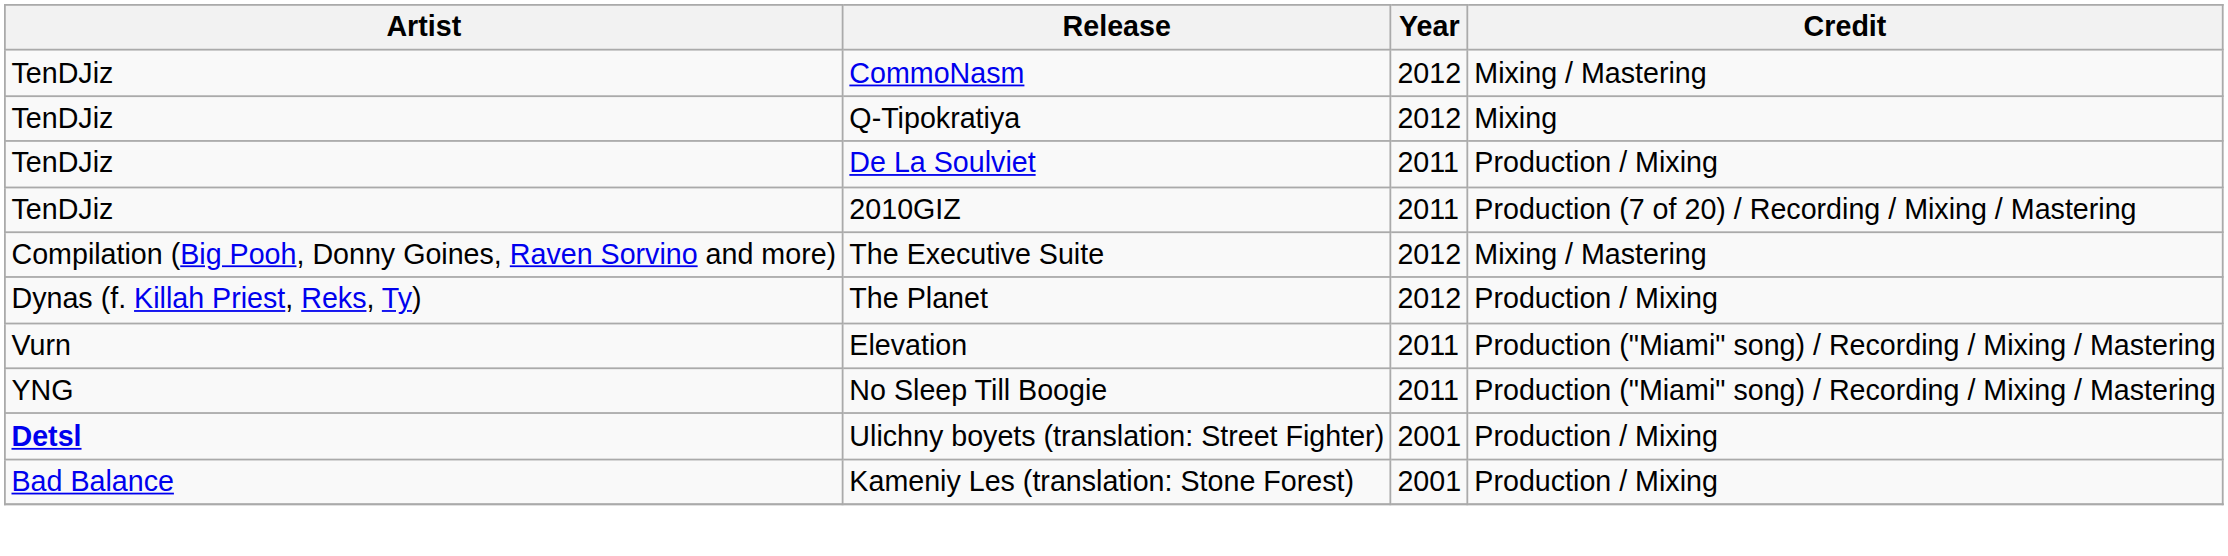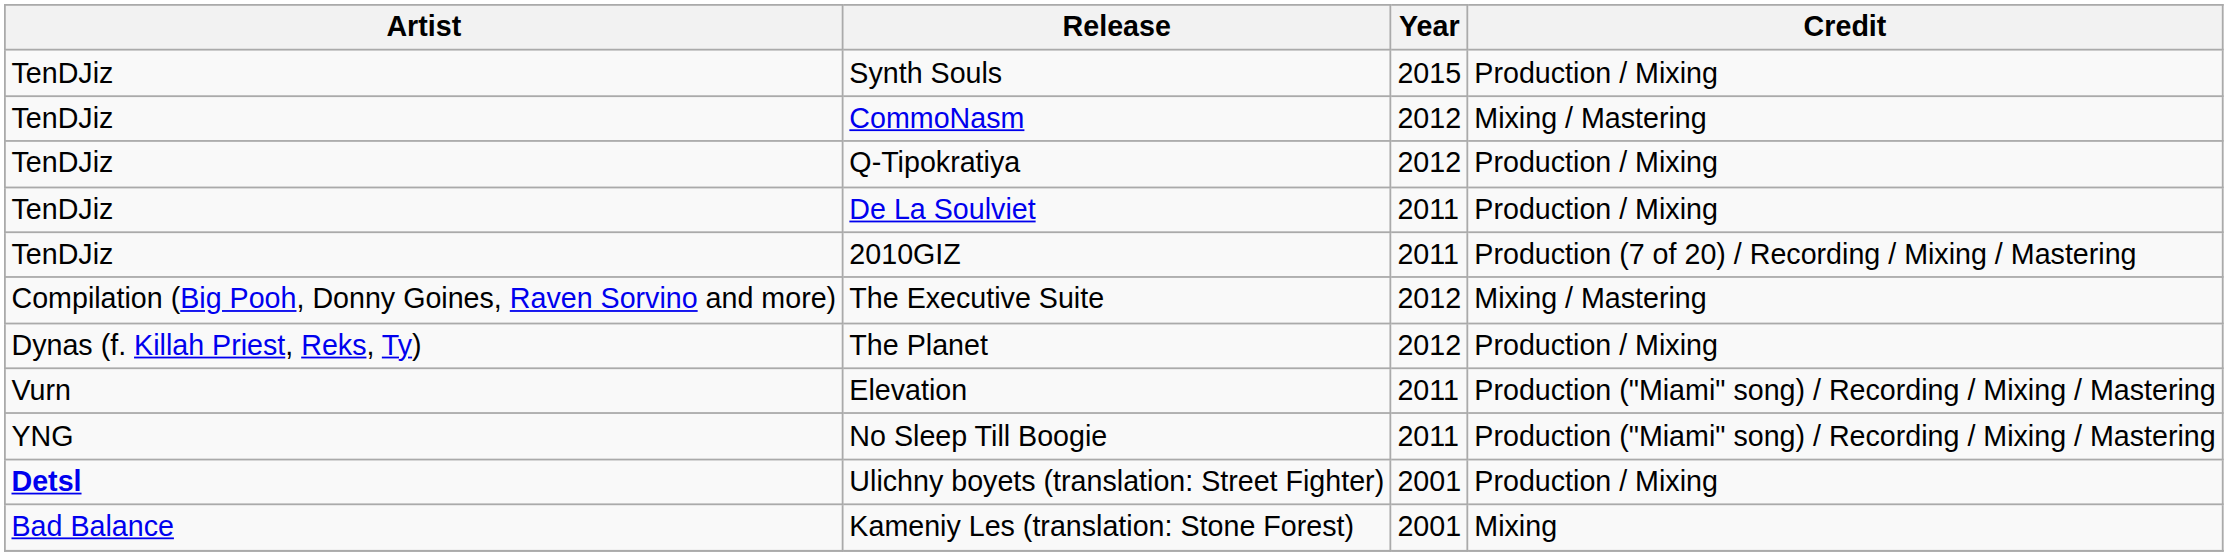+ row: (926, 72)
(1516, 118) Mixing -> (1596, 163) Production / Mixing
(1596, 481) Production / Mixing -> (1516, 526) Mixing
